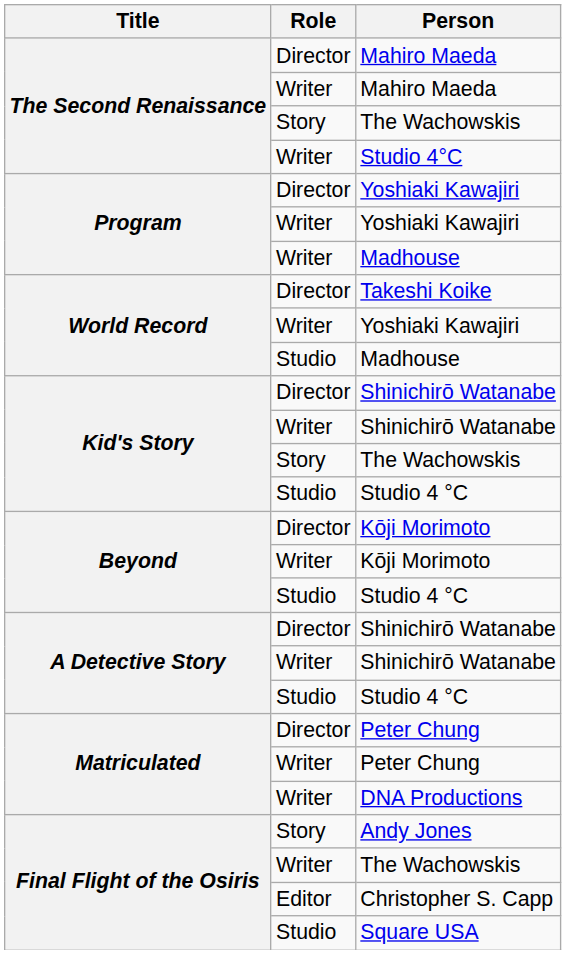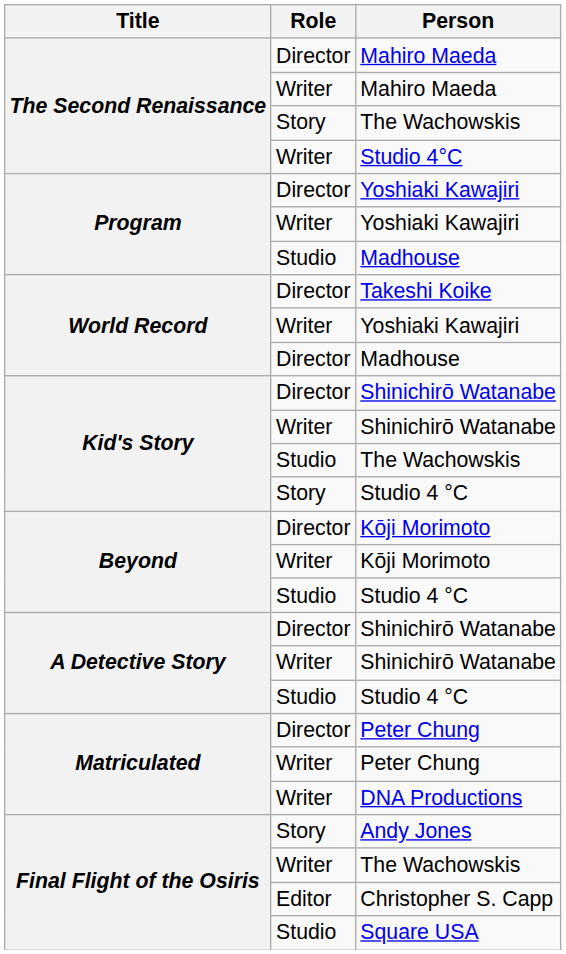(304, 257) Writer -> (306, 257) Studio
(306, 358) Studio -> (313, 358) Director
(301, 460) Story -> (306, 460) Studio
(306, 493) Studio -> (301, 493) Story
